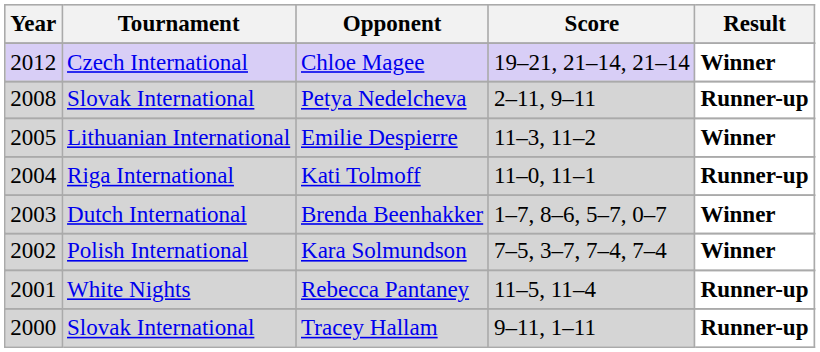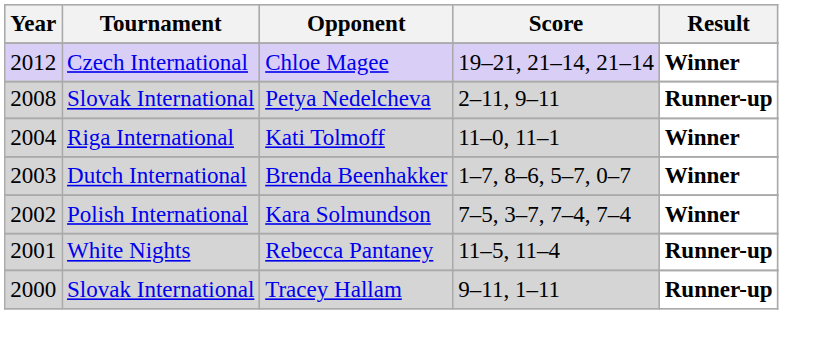- row: (379, 137)
(754, 175) Runner-up -> (702, 137) Winner
